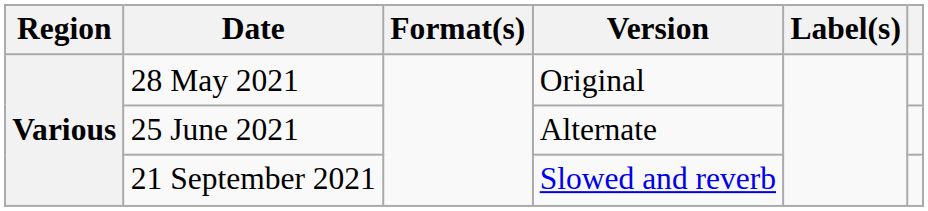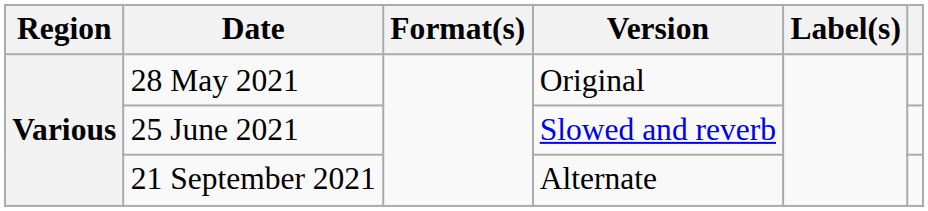(598, 129) Alternate -> (658, 129) Slowed and reverb
(658, 179) Slowed and reverb -> (598, 179) Alternate
